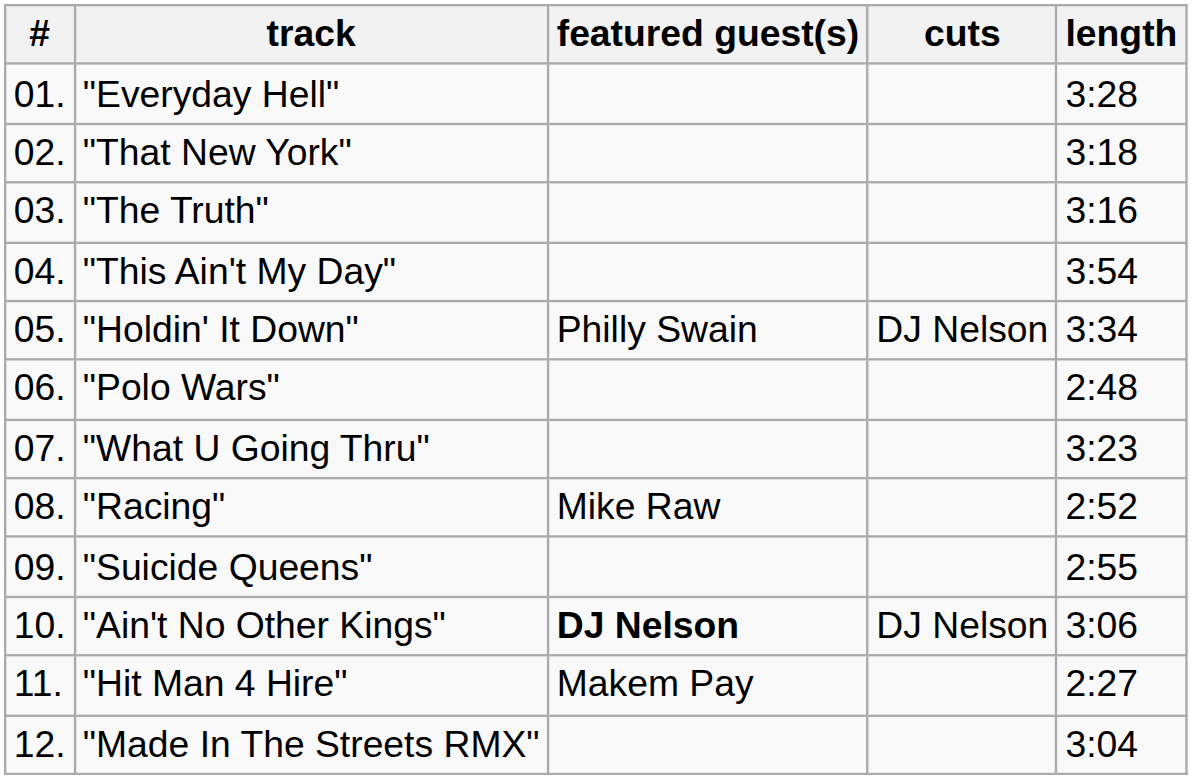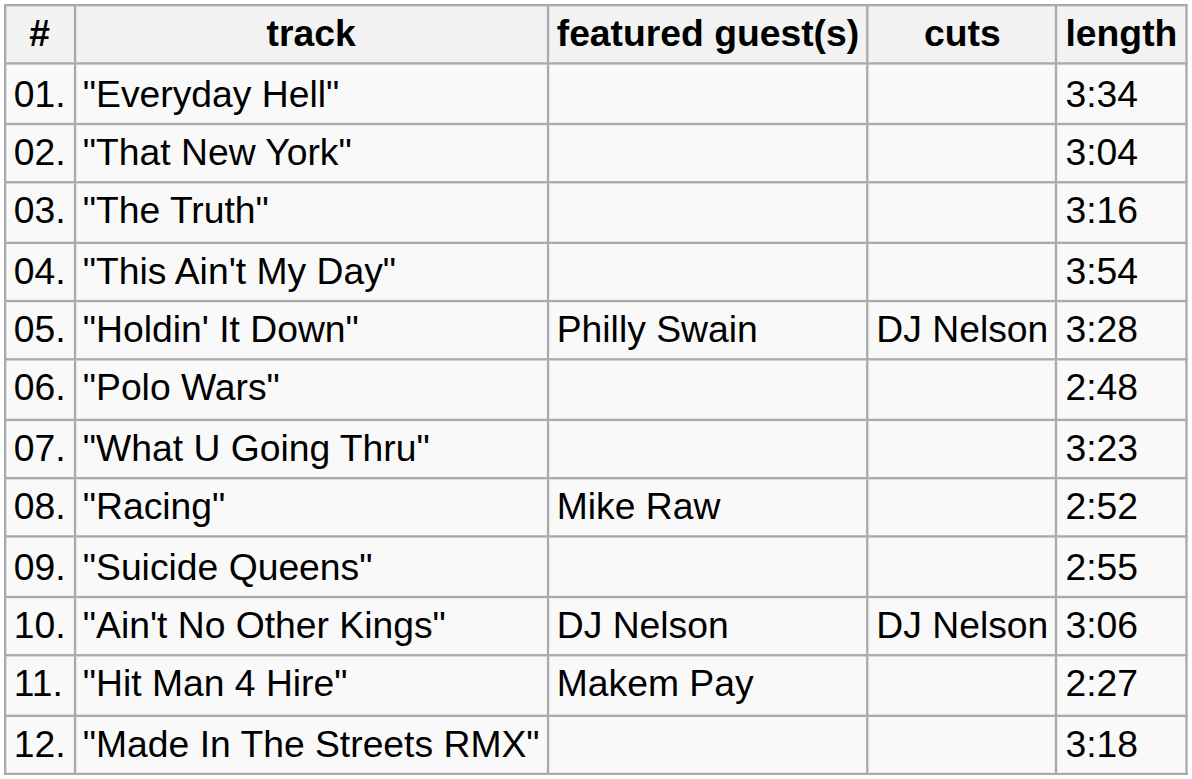(1102, 93) 3:28 -> (1102, 93) 3:34
(1102, 152) 3:18 -> (1102, 152) 3:04
(1102, 329) 3:34 -> (1102, 329) 3:28
(648, 625) bold -> (643, 625) normal
(1102, 743) 3:04 -> (1102, 743) 3:18
